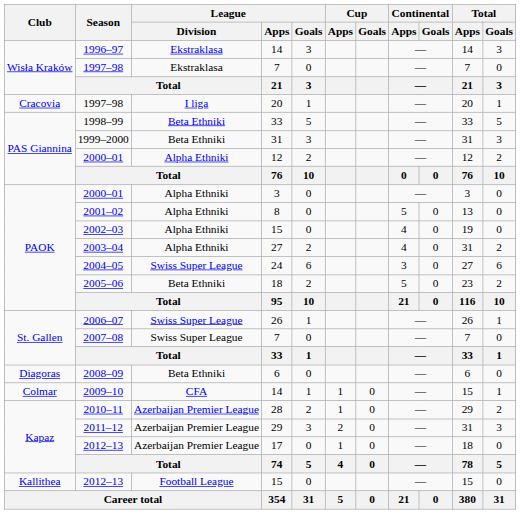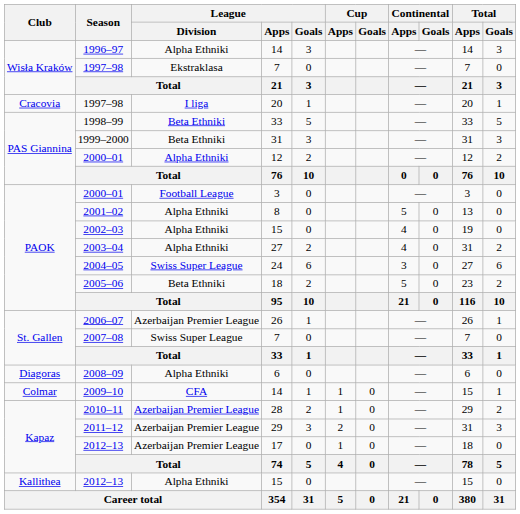(196, 49) Ekstraklasa -> (196, 49) Alpha Ethniki
(196, 193) Alpha Ethniki -> (196, 193) Football League
(196, 319) Swiss Super League -> (196, 319) Azerbaijan Premier League
(196, 373) Beta Ethniki -> (196, 373) Alpha Ethniki
(196, 481) Football League -> (196, 481) Alpha Ethniki
